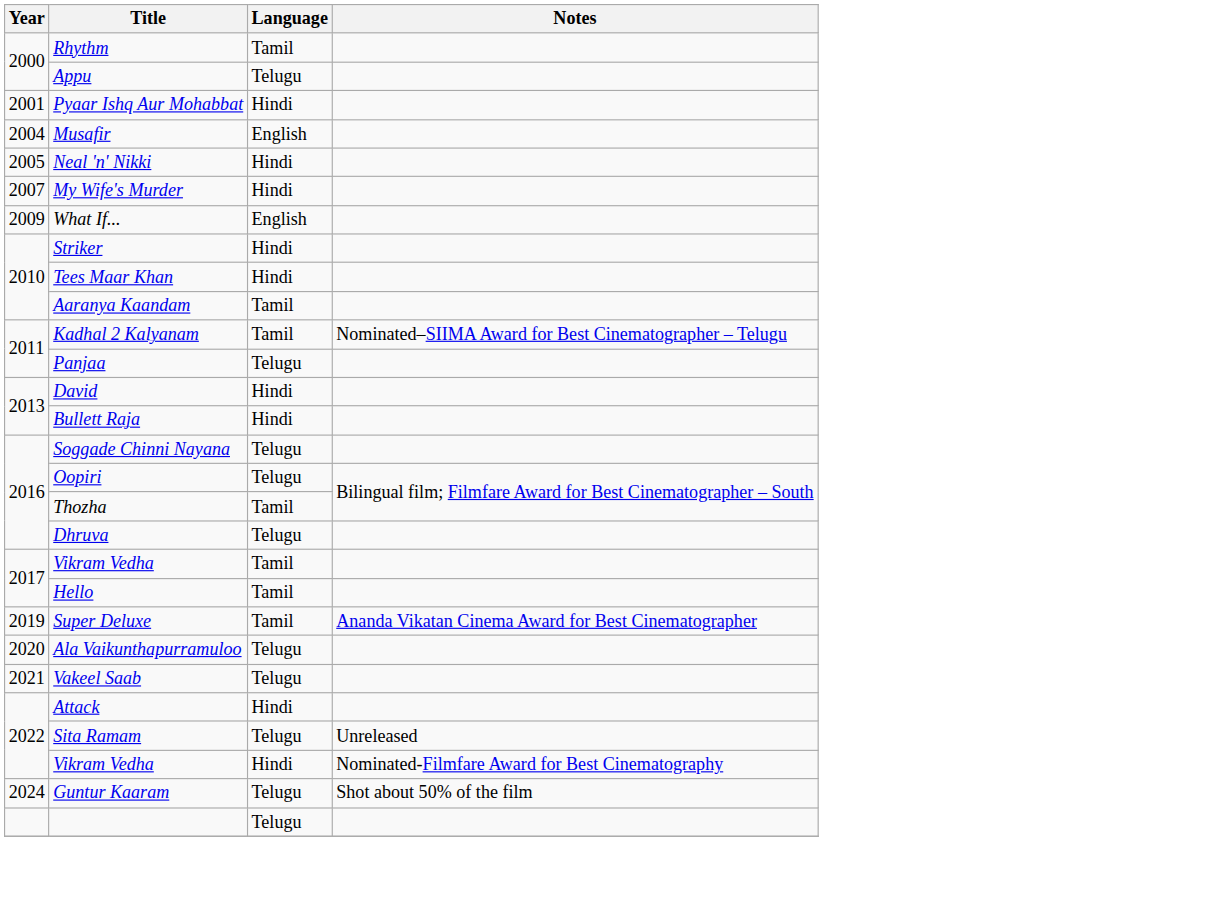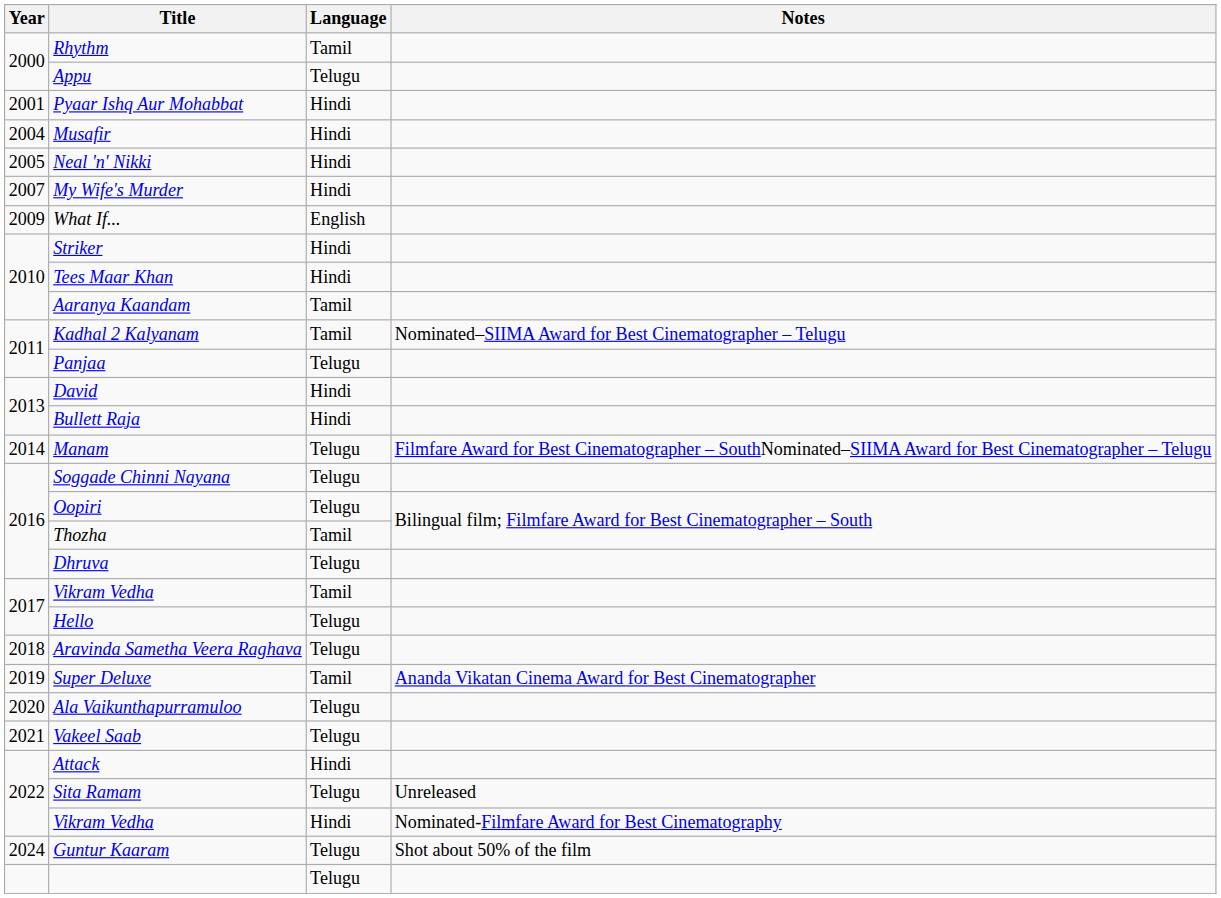(279, 133) English -> (331, 133) Hindi
+ row: (27, 448)
(273, 592) Tamil -> (335, 620) Telugu
+ row: (27, 649)
